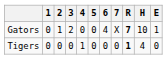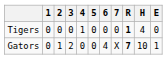rows swapped: (23, 46) <-> (23, 30)
